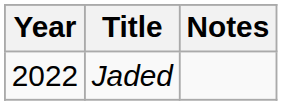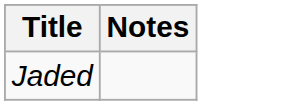- column: (45, 28)
